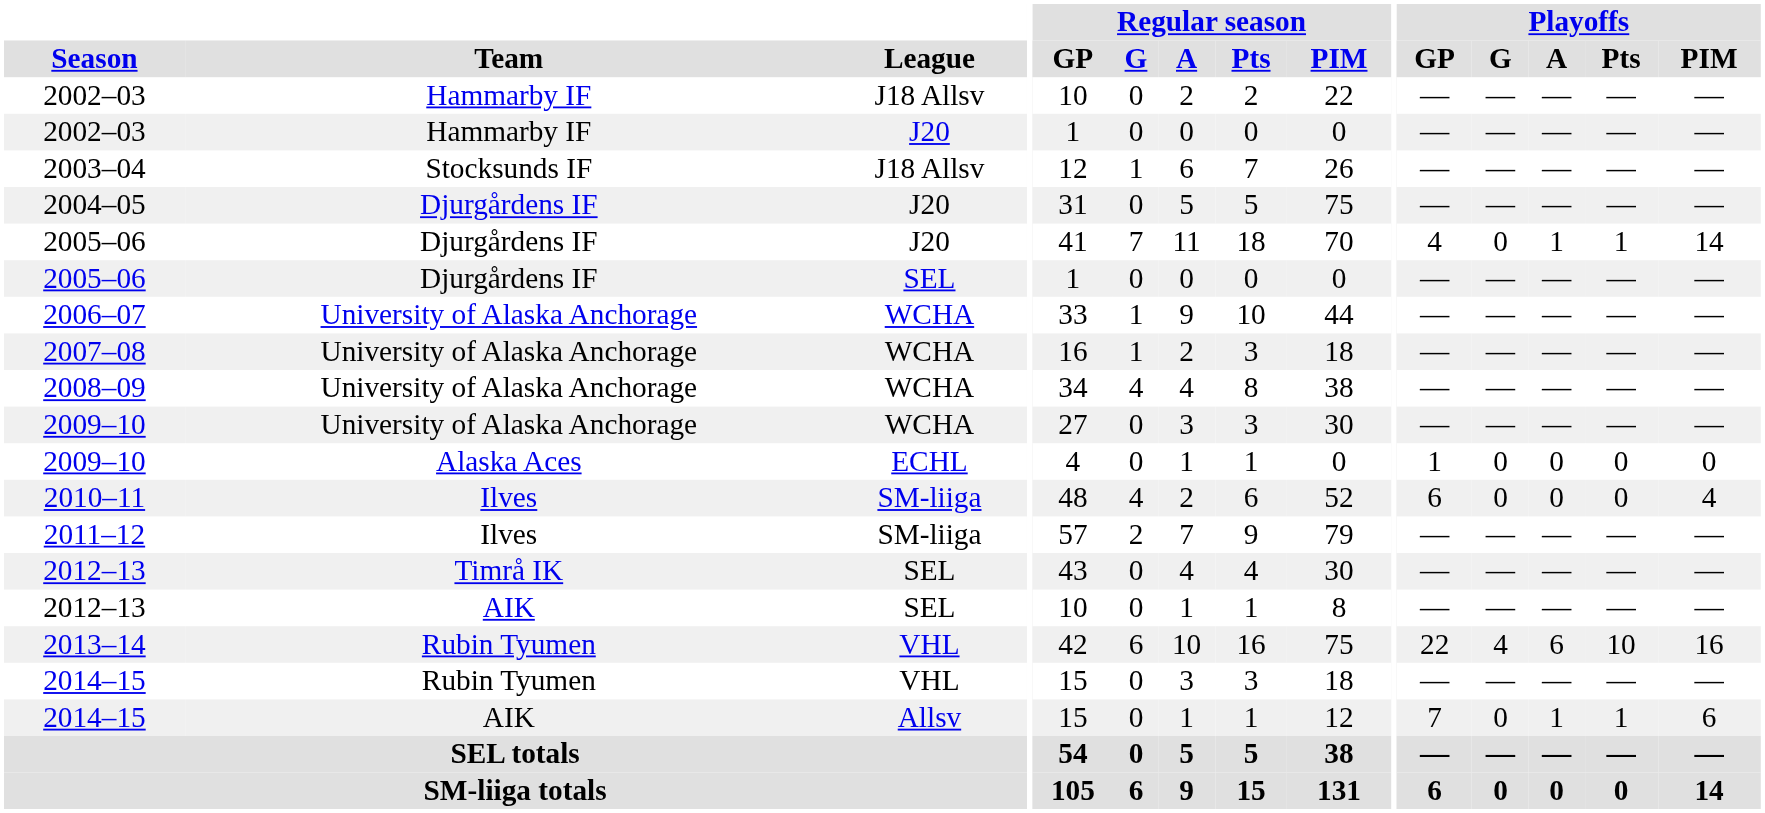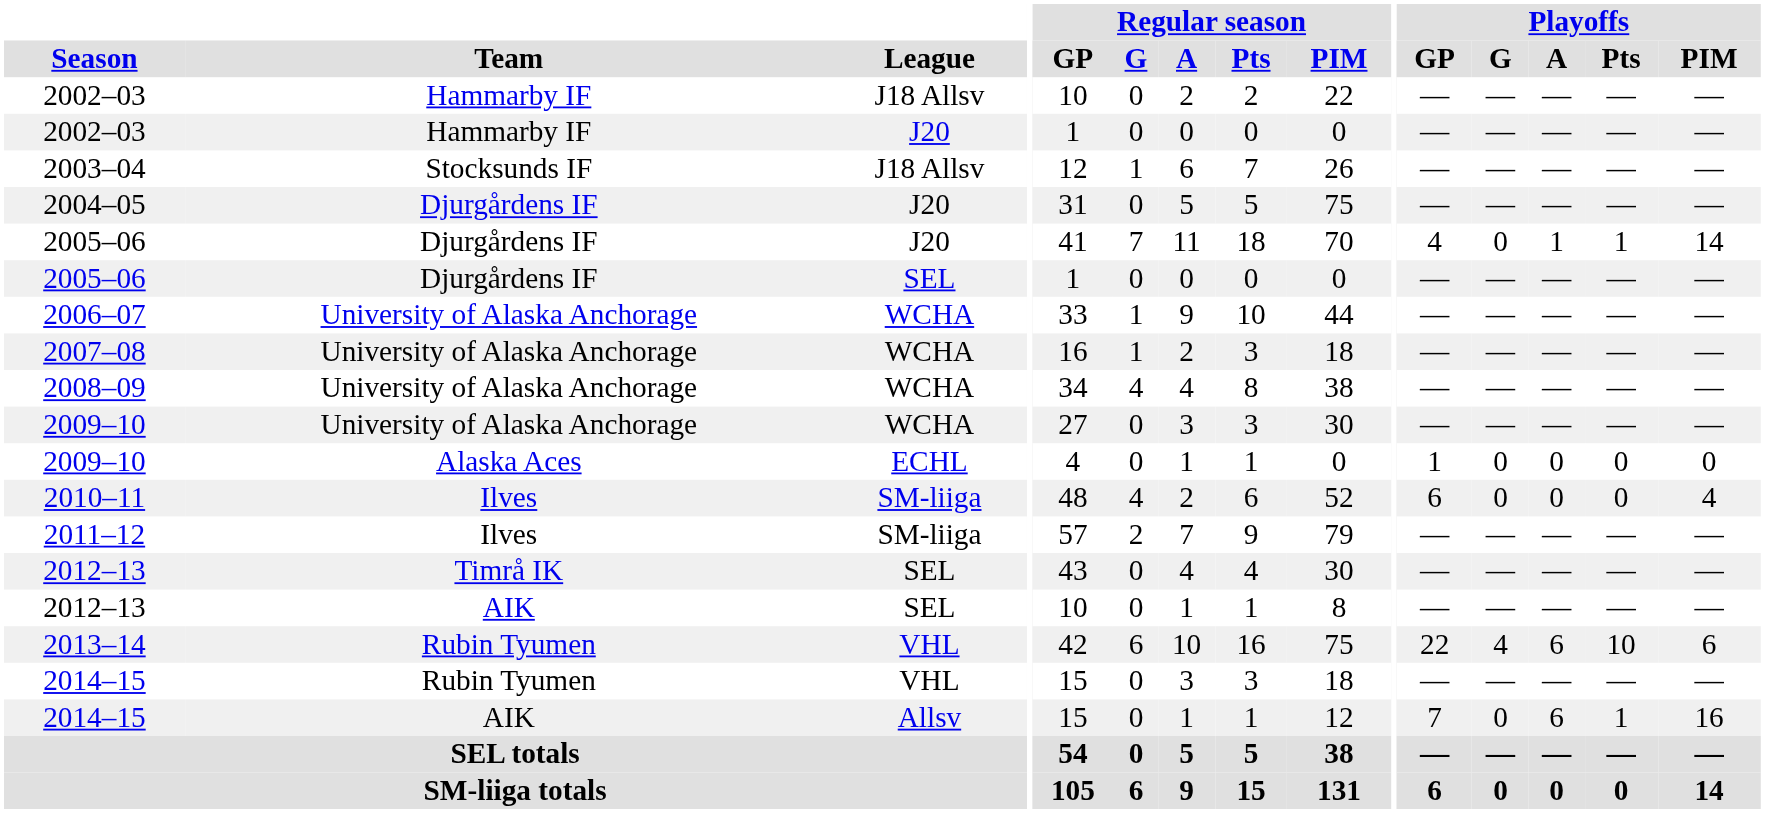(1709, 644) 16 -> (1709, 644) 6
(1557, 717) 1 -> (1557, 717) 6
(1709, 717) 6 -> (1709, 717) 16
